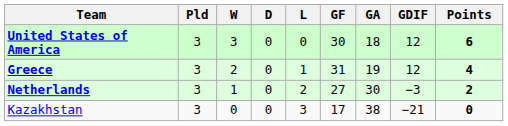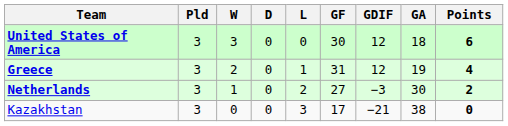columns swapped: (373, 15) <-> (413, 15)
